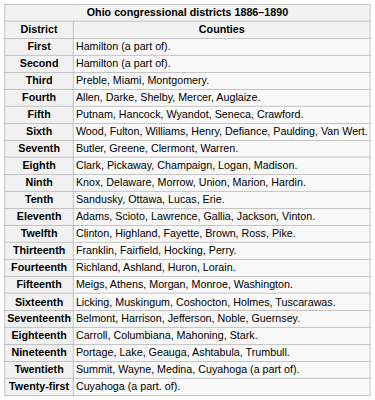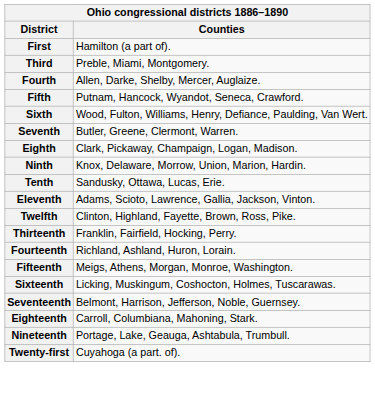- row: (39, 64)
- row: (39, 370)
